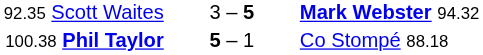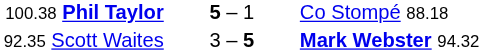rows swapped: (84, 13) <-> (84, 40)
